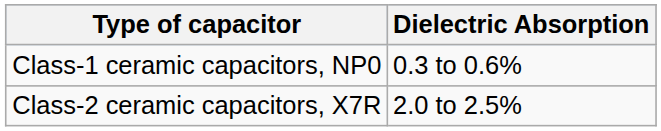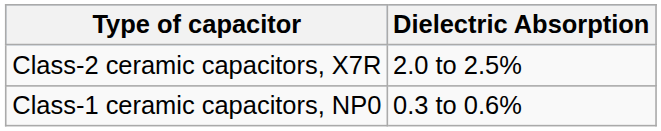rows swapped: (197, 65) <-> (197, 105)
